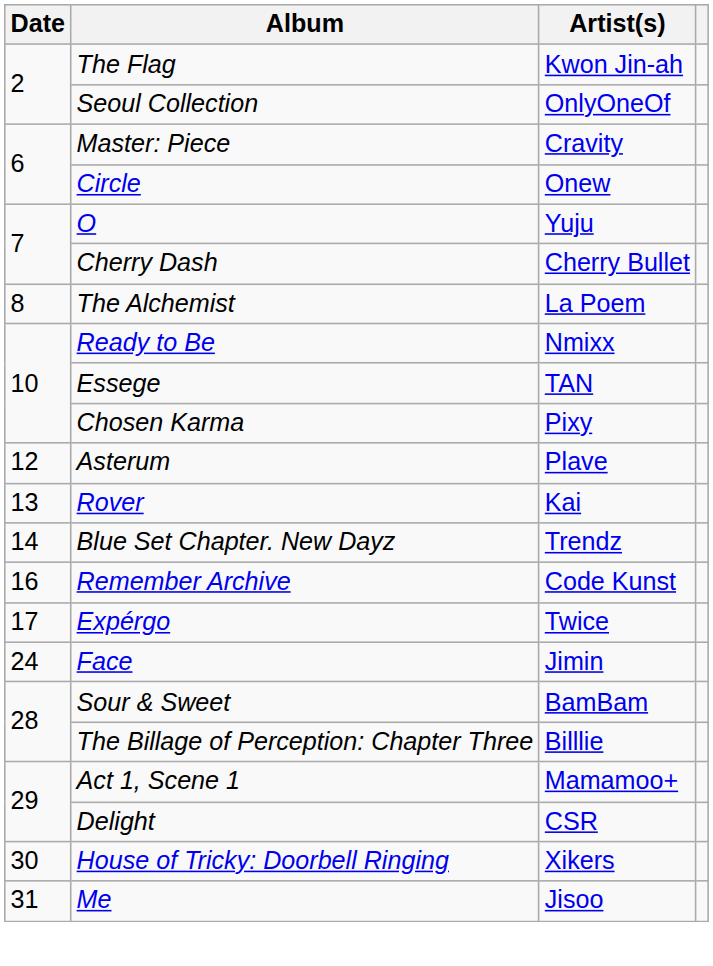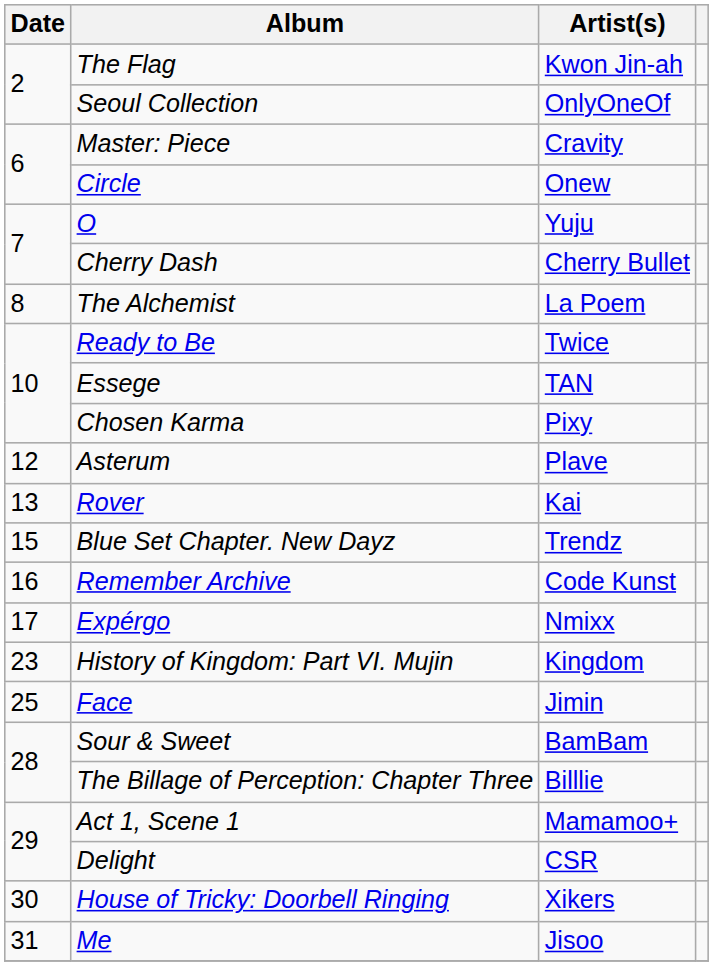(580, 343) Nmixx -> (577, 343) Twice
(25, 542) 14 -> (25, 542) 15
(577, 622) Twice -> (580, 622) Nmixx
+ row: (265, 661)
(25, 661) 24 -> (25, 701) 25
